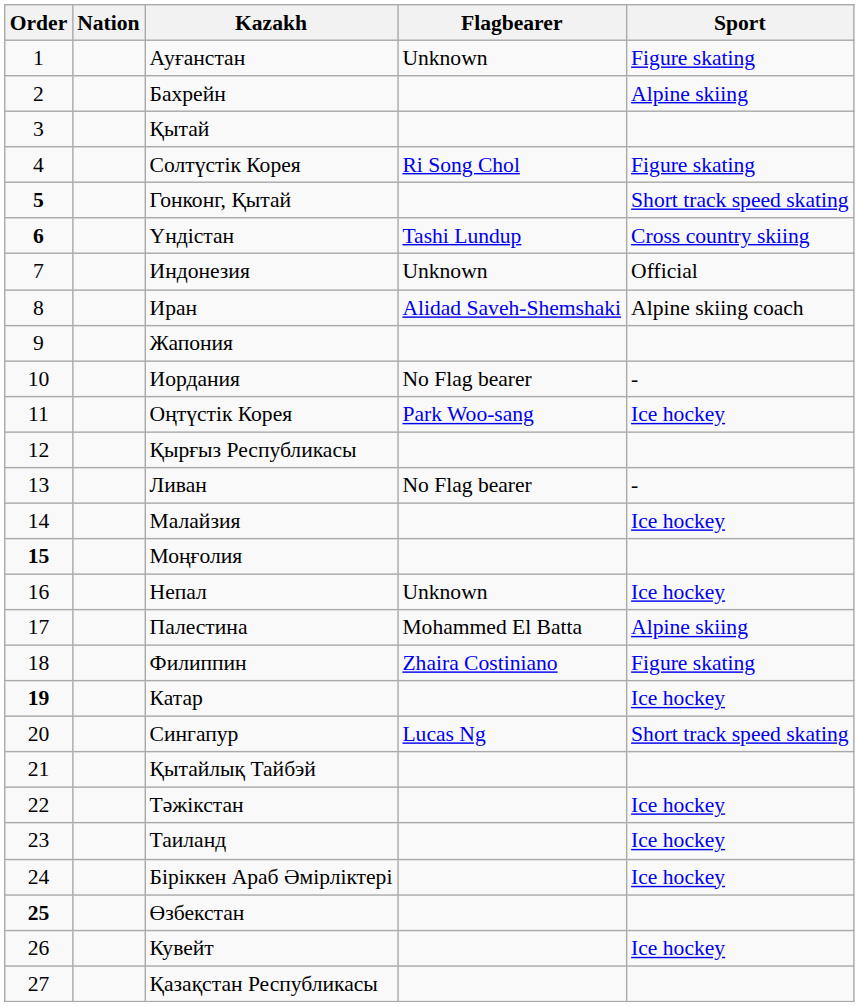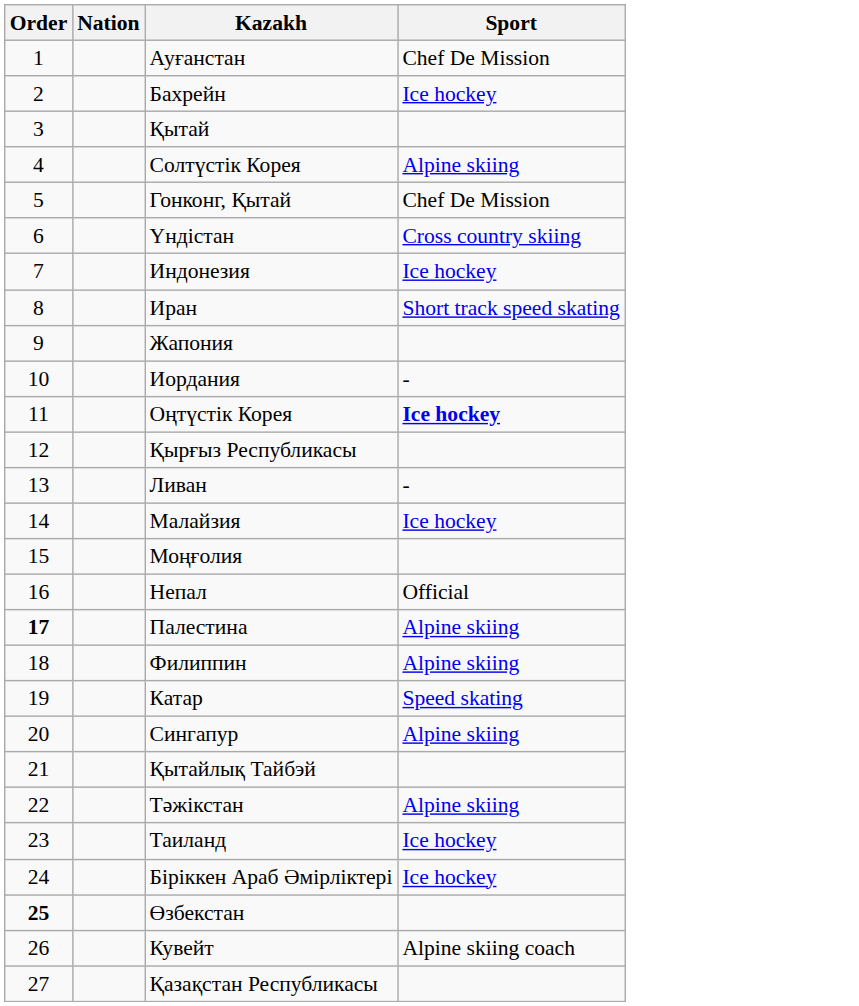- column: (512, 22)
(693, 58) Figure skating -> (476, 58) Chef De Mission
(690, 93) Alpine skiing -> (449, 93) Ice hockey
(693, 164) Figure skating -> (461, 164) Alpine skiing
(38, 200) bold -> (38, 200) normal
(740, 200) Short track speed skating -> (476, 200) Chef De Mission
(38, 236) bold -> (38, 236) normal
(664, 271) Official -> (449, 271) Ice hockey
(717, 307) Alpine skiing coach -> (511, 307) Short track speed skating
(678, 413) normal -> (451, 413) bold
(38, 556) bold -> (38, 556) normal
(678, 591) Ice hockey -> (436, 591) Official
(38, 627) normal -> (38, 627) bold
(693, 663) Figure skating -> (461, 663) Alpine skiing
(38, 698) bold -> (38, 698) normal
(678, 698) Ice hockey -> (463, 698) Speed skating
(740, 734) Short track speed skating -> (461, 734) Alpine skiing
(678, 805) Ice hockey -> (461, 805) Alpine skiing
(678, 947) Ice hockey -> (489, 947) Alpine skiing coach
